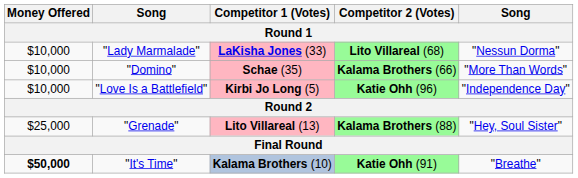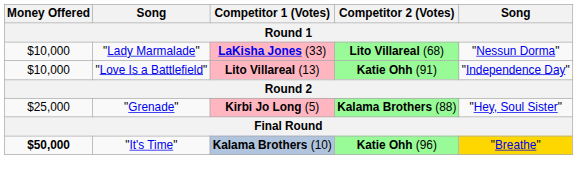- row: (151, 70)
(272, 88) Kirbi Jo Long (5) -> (272, 70) Lito Villareal (13)
(397, 88) Katie Ohh (96) -> (397, 70) Katie Ohh (91)
(272, 126) Lito Villareal (13) -> (272, 107) Kirbi Jo Long (5)
(397, 164) Katie Ohh (91) -> (397, 145) Katie Ohh (96)
(516, 164) no background -> (516, 145) gold background
